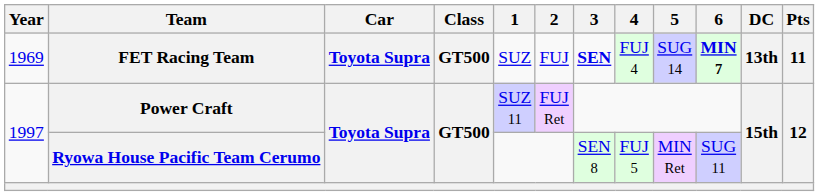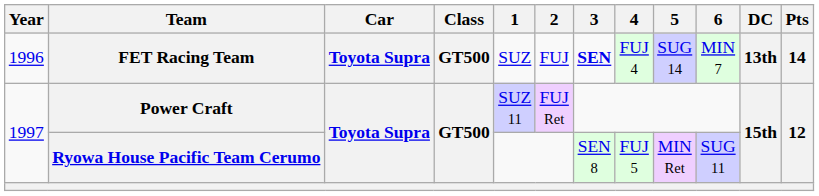(26, 57) 1969 -> (26, 57) 1996
(719, 57) bold -> (718, 57) normal
(798, 57) 11 -> (797, 57) 14
